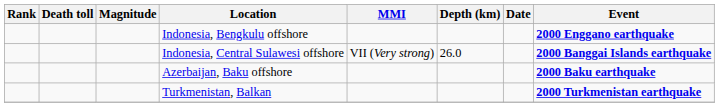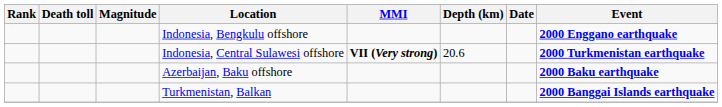(392, 53) normal -> (393, 53) bold
(451, 53) 26.0 -> (454, 53) 20.6
(624, 53) 2000 Banggai Islands earthquake -> (622, 53) 2000 Turkmenistan earthquake
(619, 92) 2000 Turkmenistan earthquake -> (627, 92) 2000 Banggai Islands earthquake
